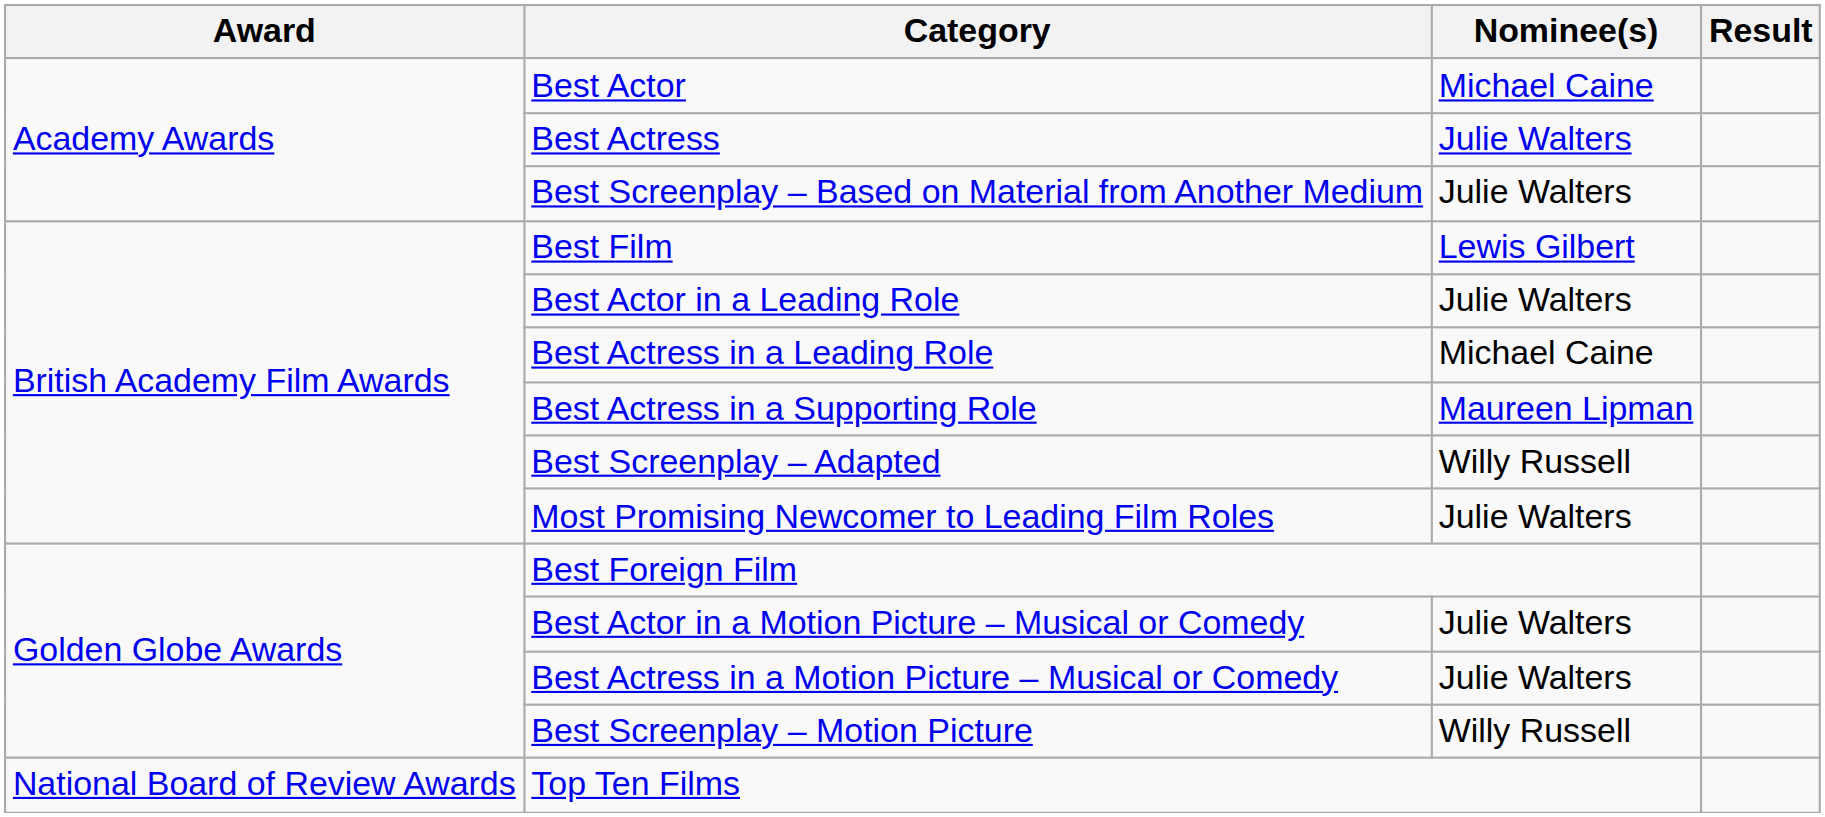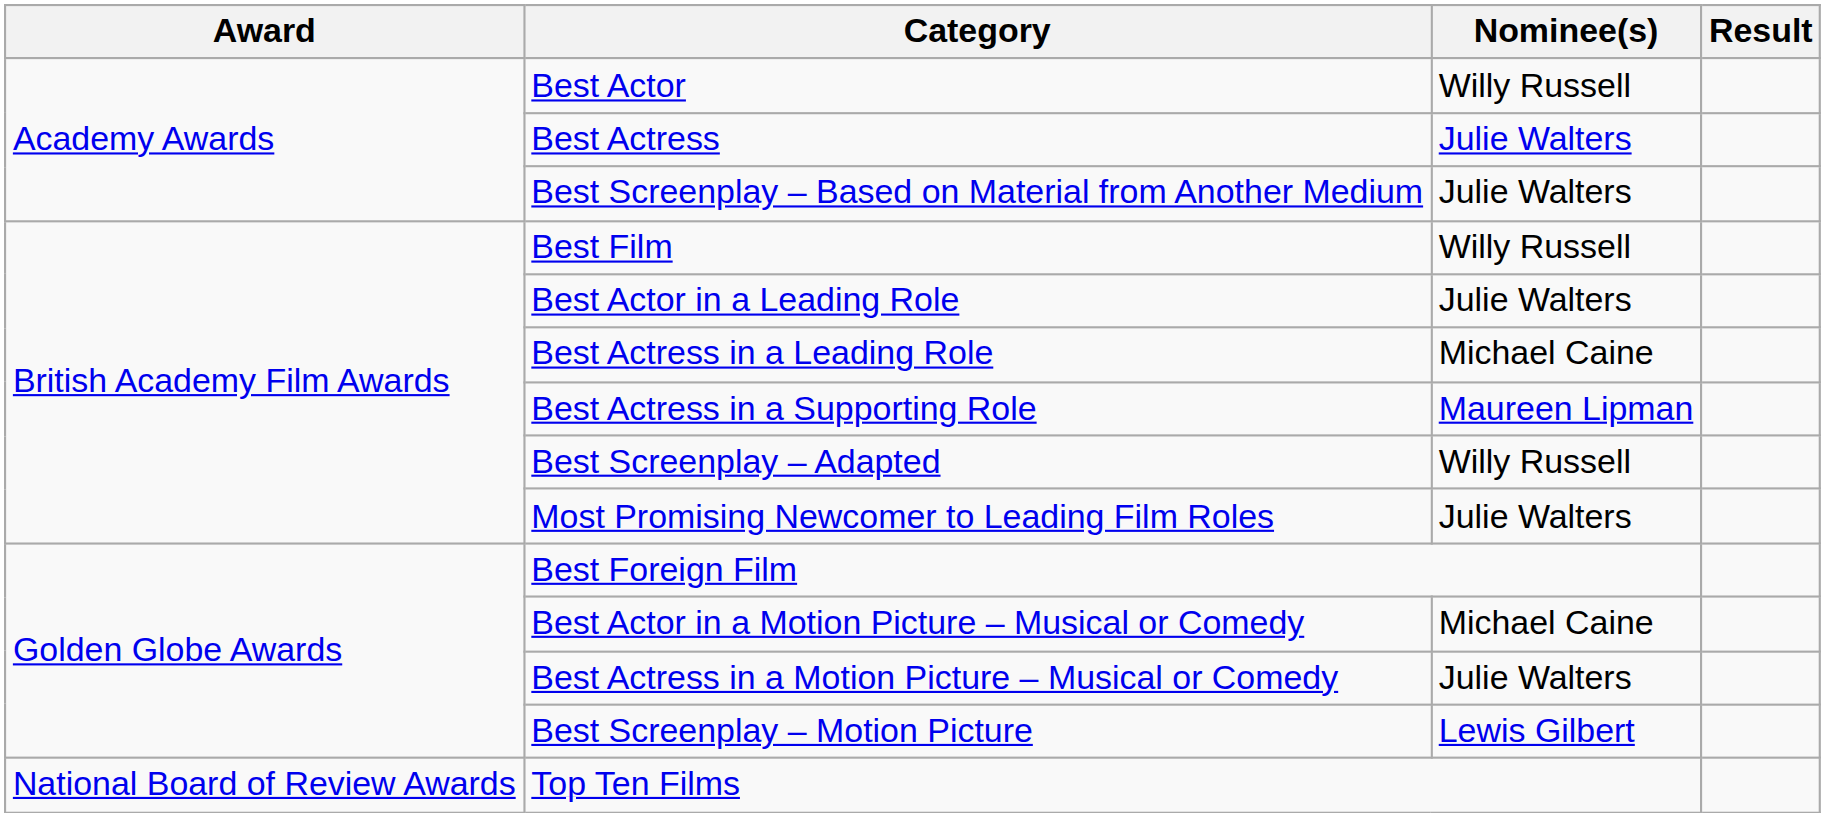(1546, 85) Michael Caine -> (1535, 85) Willy Russell
(1537, 246) Lewis Gilbert -> (1535, 246) Willy Russell
(1535, 623) Julie Walters -> (1546, 623) Michael Caine
(1535, 730) Willy Russell -> (1537, 730) Lewis Gilbert
